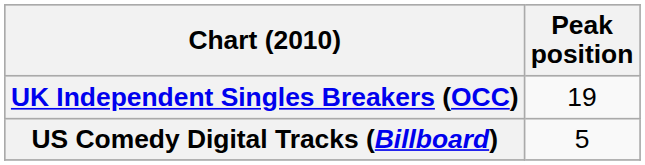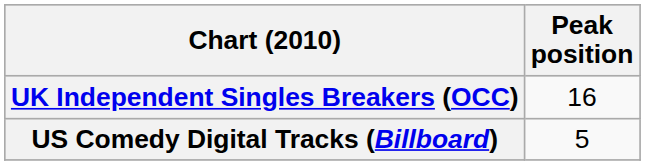(582, 97) 19 -> (582, 97) 16
